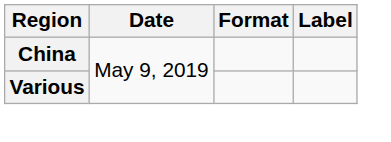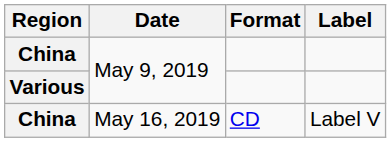+ row: (47, 119)
